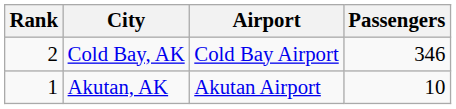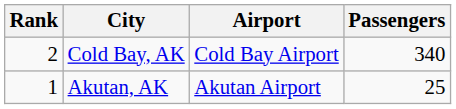(430, 53) 346 -> (430, 53) 340
(435, 86) 10 -> (435, 86) 25
